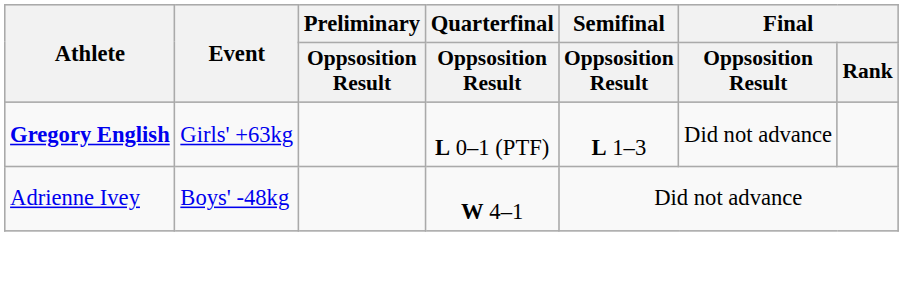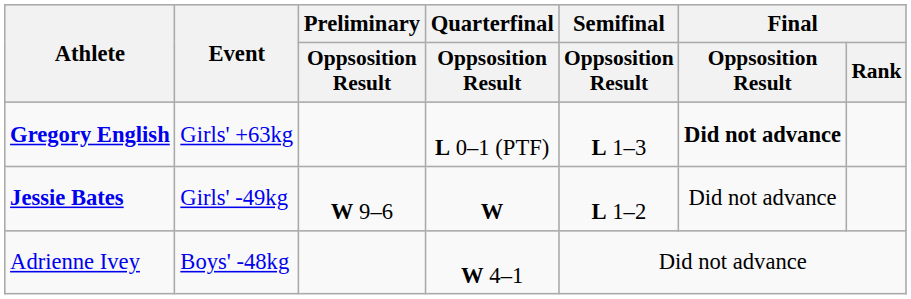(758, 134) normal -> (763, 134) bold
+ row: (67, 198)
